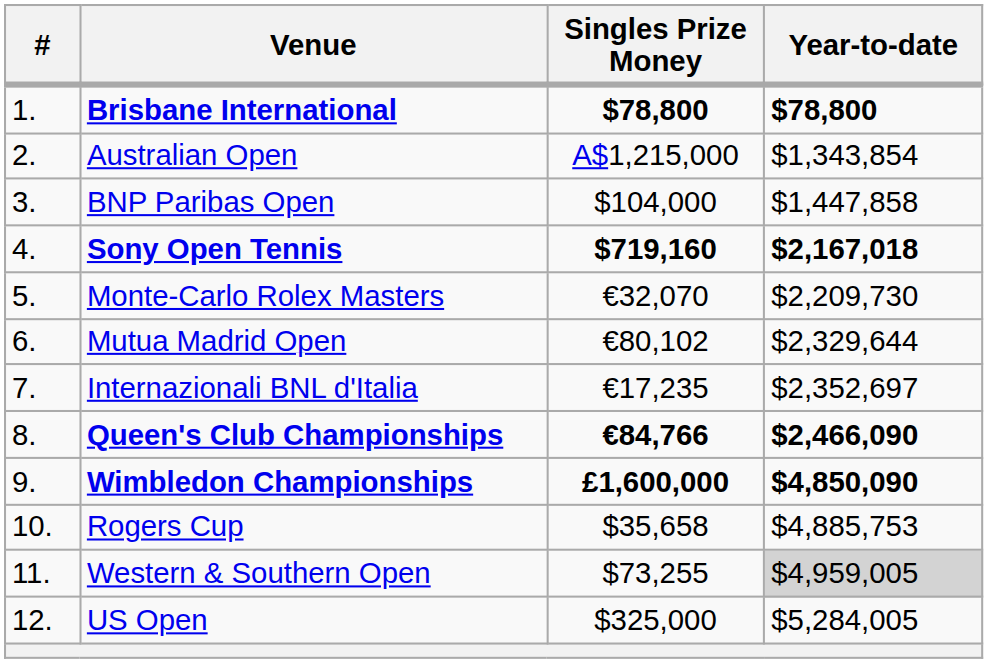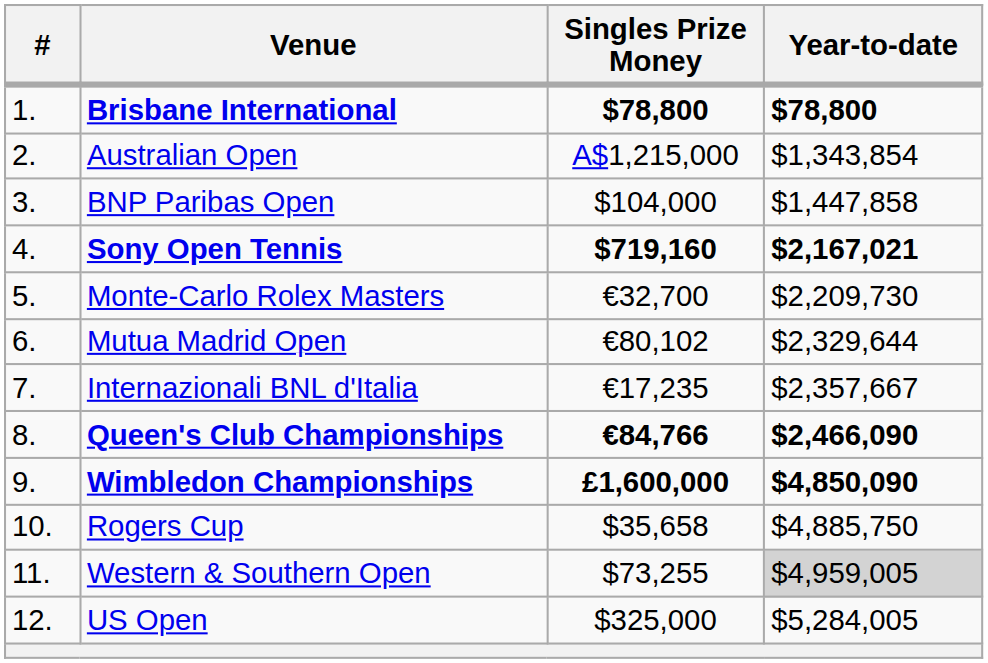(845, 249) $2,167,018 -> (845, 249) $2,167,021
(656, 295) €32,070 -> (656, 295) €32,700
(845, 388) $2,352,697 -> (845, 388) $2,357,667
(845, 527) $4,885,753 -> (845, 527) $4,885,750
